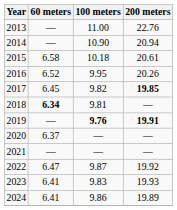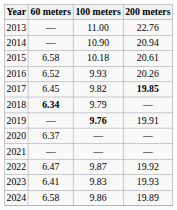(98, 74) 9.95 -> (98, 74) 9.93
(98, 105) 9.81 -> (98, 105) 9.79
(148, 120) bold -> (148, 120) normal
(51, 197) 6.41 -> (51, 197) 6.58
